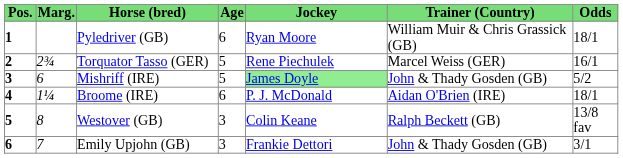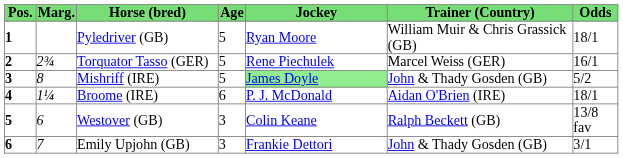(222, 37) 6 -> (222, 37) 5
(40, 78) 6 -> (40, 78) 8
(40, 120) 8 -> (40, 120) 6
